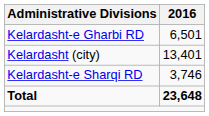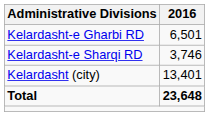rows swapped: (75, 75) <-> (54, 55)
